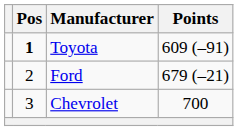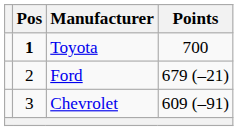(195, 47) 609 (–91) -> (195, 47) 700
(195, 103) 700 -> (195, 103) 609 (–91)
